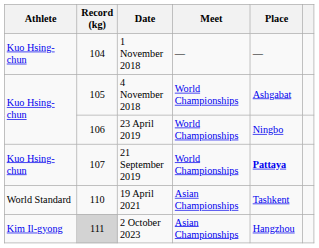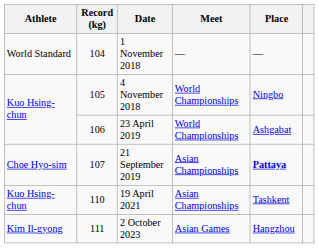(31, 54) Kuo Hsing-chun -> (39, 54) World Standard
(272, 95) Ashgabat -> (268, 95) Ningbo
(268, 130) Ningbo -> (272, 130) Ashgabat
(31, 165) Kuo Hsing-chun -> (37, 165) Choe Hyo-sim
(207, 165) World Championships -> (207, 165) Asian Championships
(39, 200) World Standard -> (31, 200) Kuo Hsing-chun
(97, 229) lightgrey background -> (97, 229) no background
(207, 229) Asian Championships -> (202, 229) Asian Games
